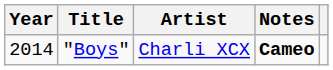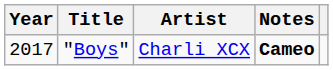(31, 50) 2014 -> (31, 50) 2017
